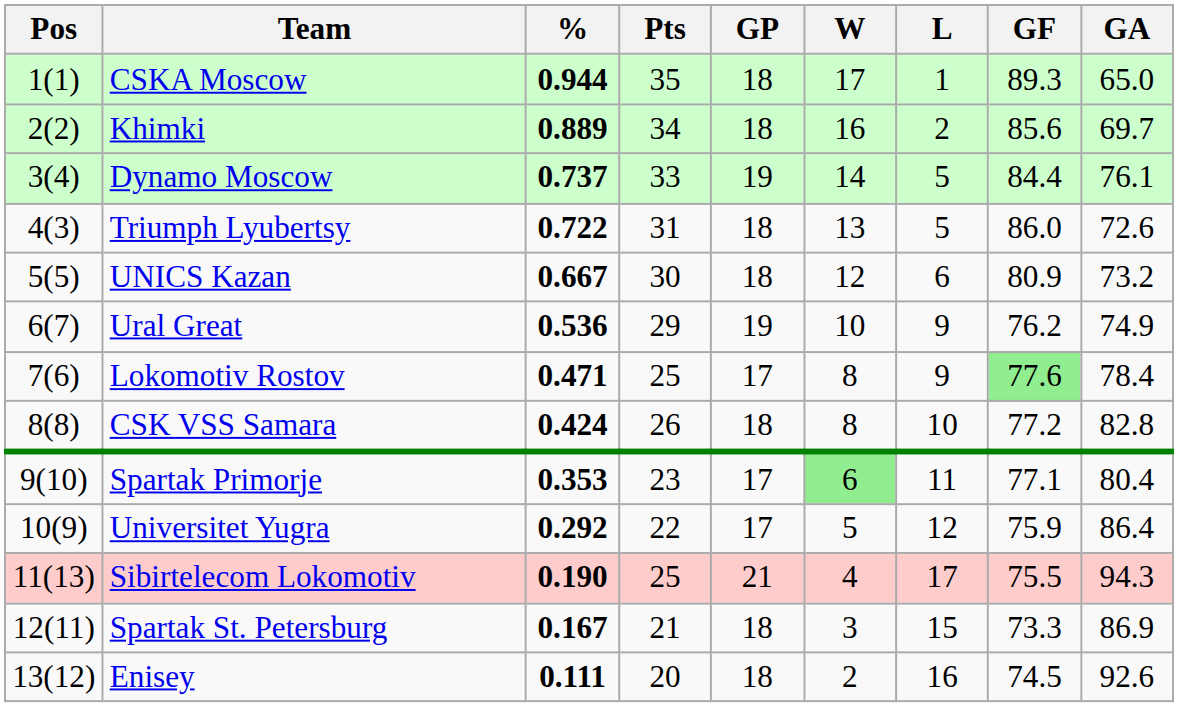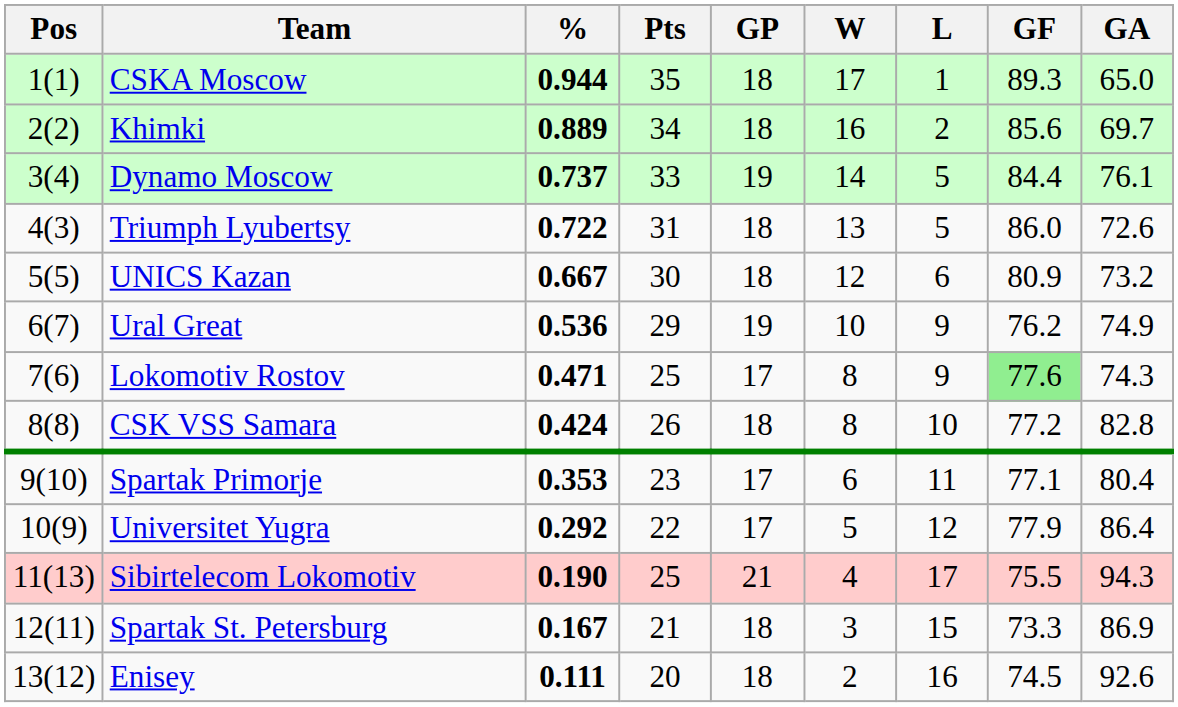(1127, 375) 78.4 -> (1127, 375) 74.3
(850, 478) lightgreen background -> (850, 478) no background
(1035, 527) 75.9 -> (1035, 527) 77.9
